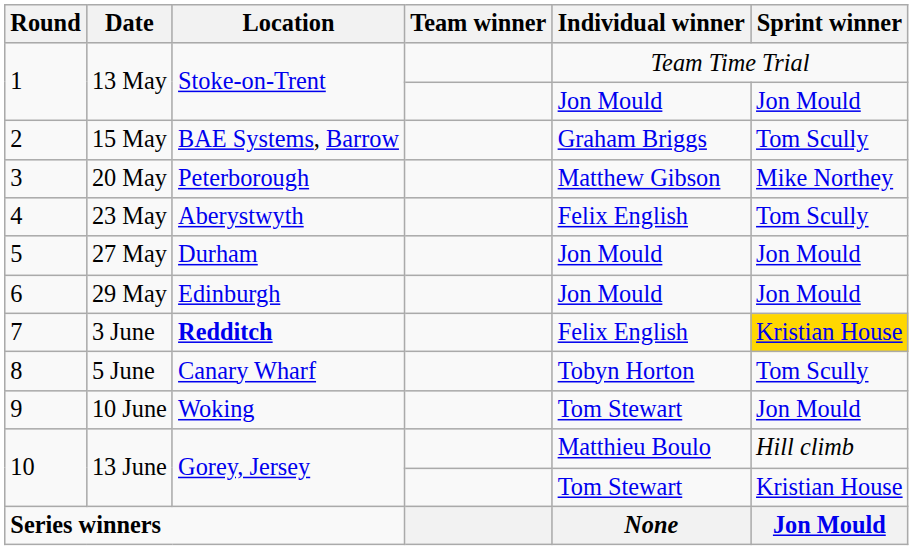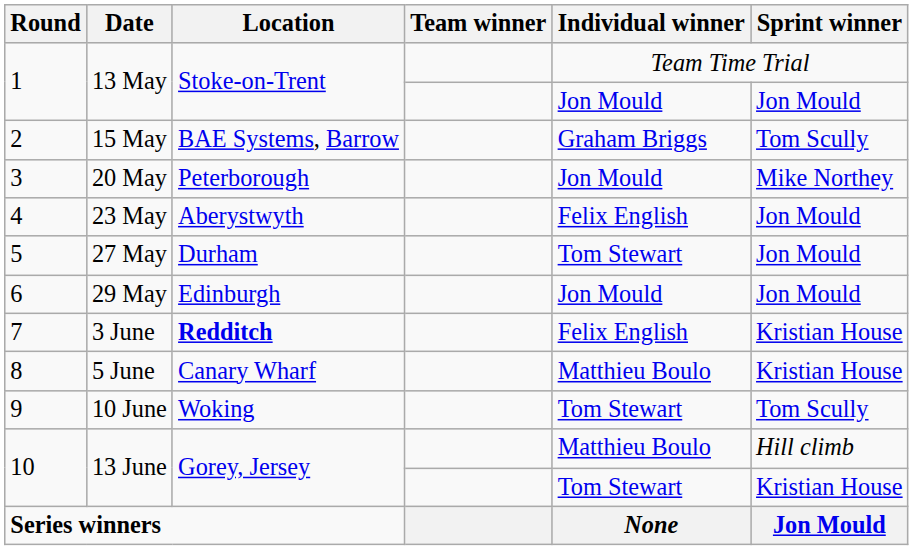(639, 178) Matthew Gibson -> (610, 178) Jon Mould
(812, 216) Tom Scully -> (808, 216) Jon Mould
(610, 255) Jon Mould -> (620, 255) Tom Stewart
(829, 332) gold background -> (829, 332) no background
(626, 370) Tobyn Horton -> (634, 370) Matthieu Boulo
(812, 370) Tom Scully -> (829, 370) Kristian House
(808, 409) Jon Mould -> (812, 409) Tom Scully
